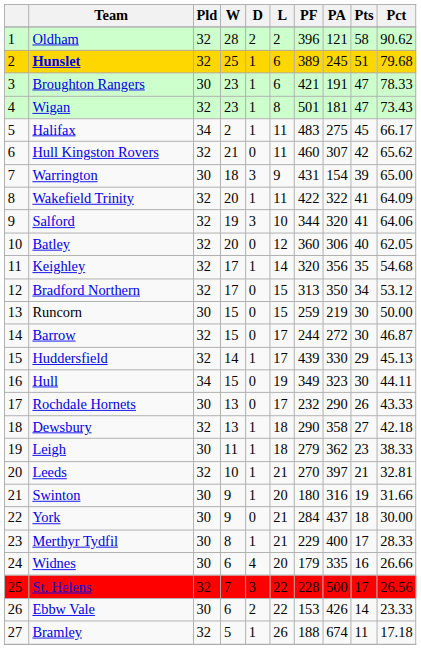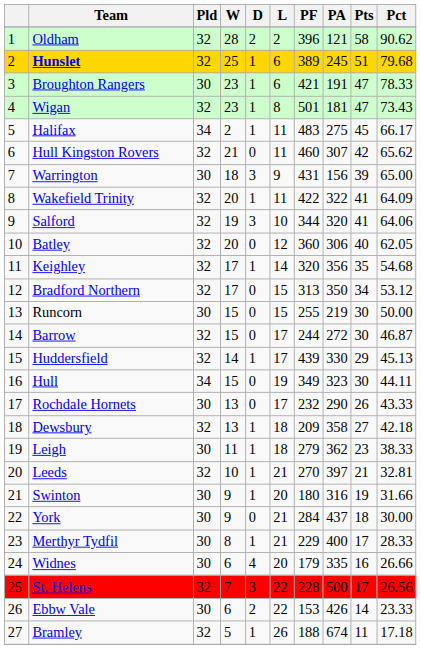(337, 175) 154 -> (337, 175) 156
(309, 312) 259 -> (309, 312) 255
(309, 426) 290 -> (309, 426) 209
